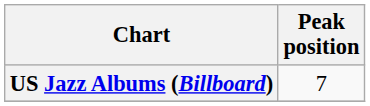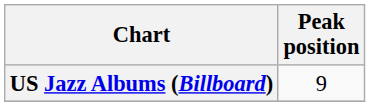(321, 82) 7 -> (321, 82) 9
